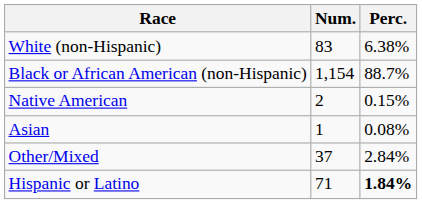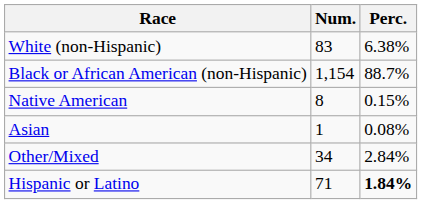(319, 101) 2 -> (319, 101) 8
(324, 156) 37 -> (324, 156) 34
